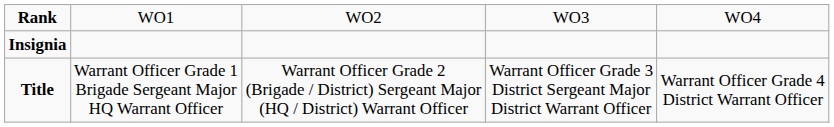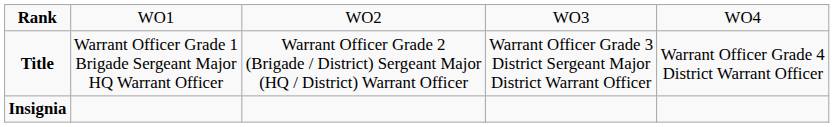rows swapped: (37, 44) <-> (37, 90)
